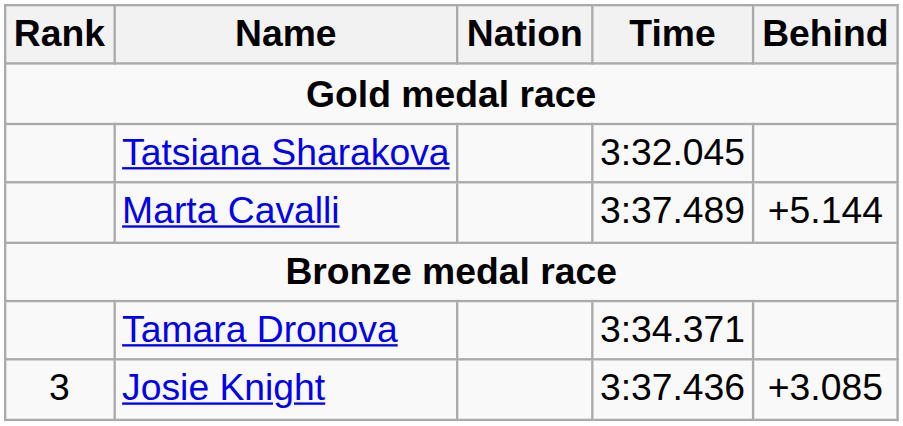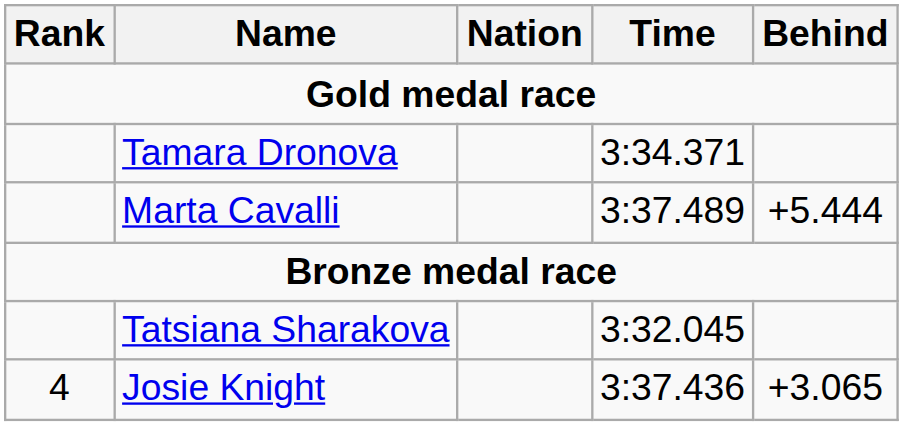rows swapped: (286, 152) <-> (260, 329)
(825, 211) +5.144 -> (825, 211) +5.444
(59, 388) 3 -> (59, 388) 4
(825, 388) +3.085 -> (825, 388) +3.065
